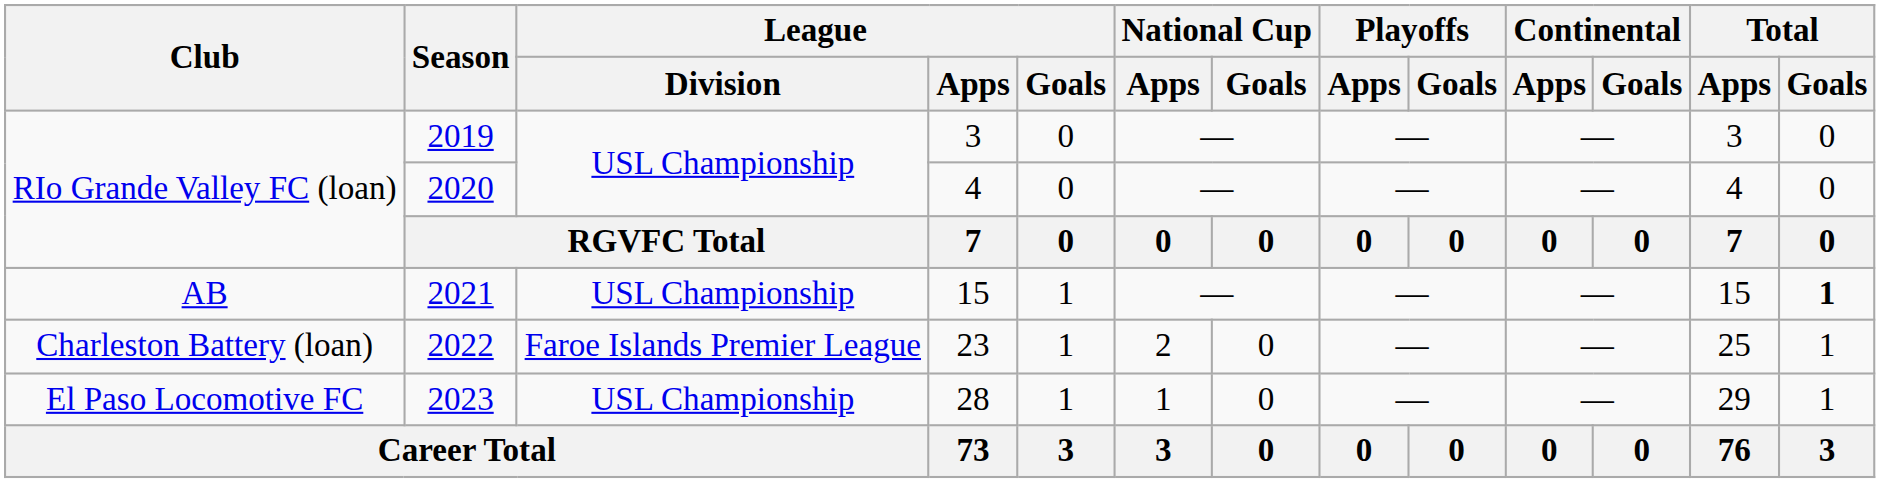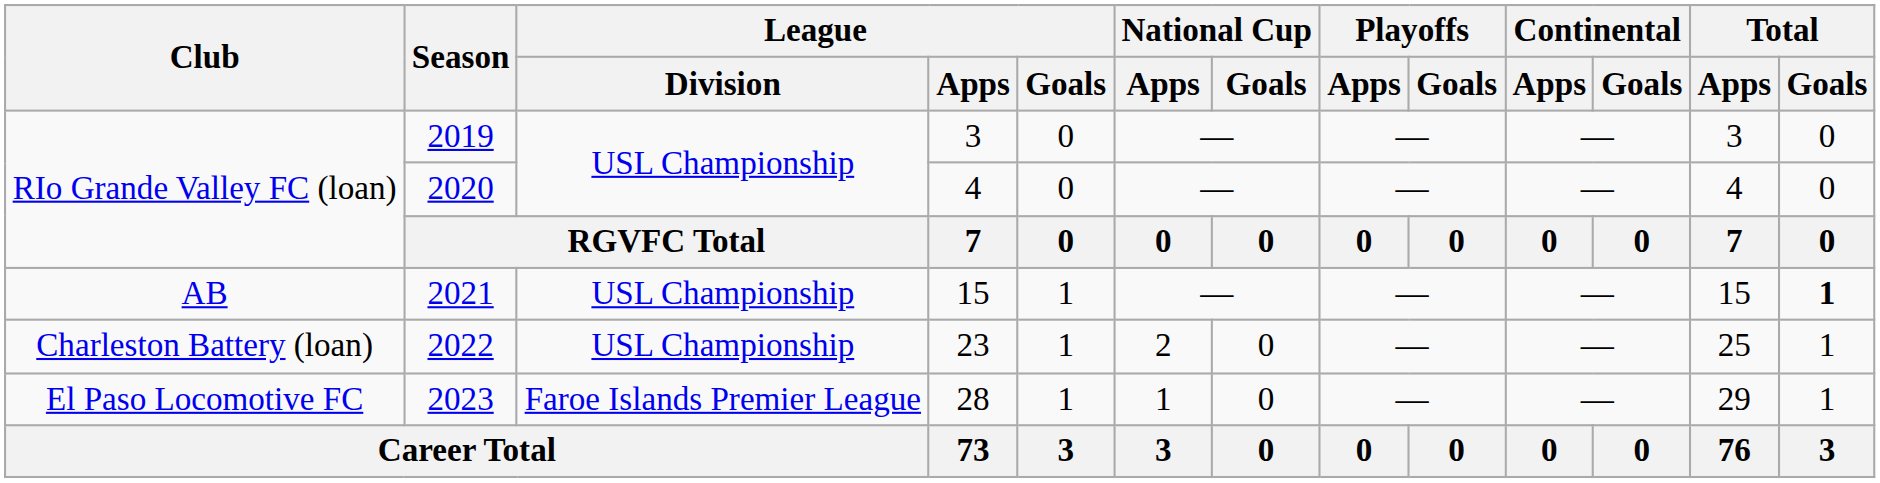(723, 345) Faroe Islands Premier League -> (723, 345) USL Championship
(723, 398) USL Championship -> (723, 398) Faroe Islands Premier League
